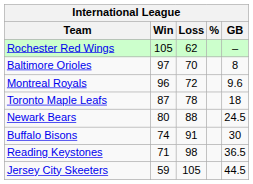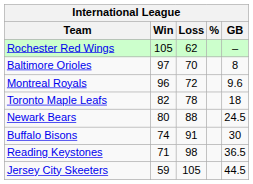(163, 100) 87 -> (163, 100) 82
